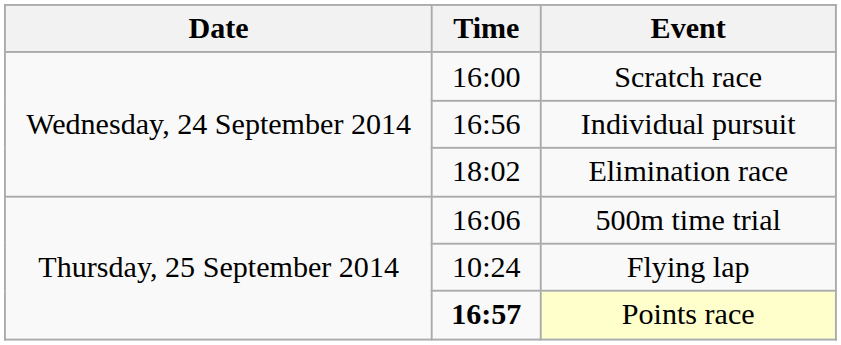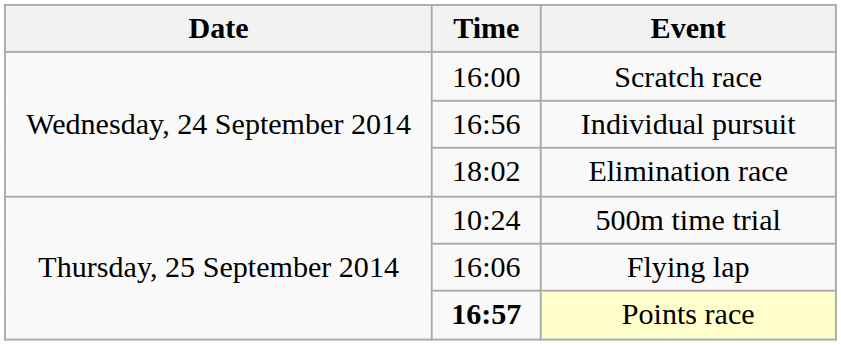(486, 219) 16:06 -> (486, 219) 10:24
(486, 266) 10:24 -> (486, 266) 16:06
